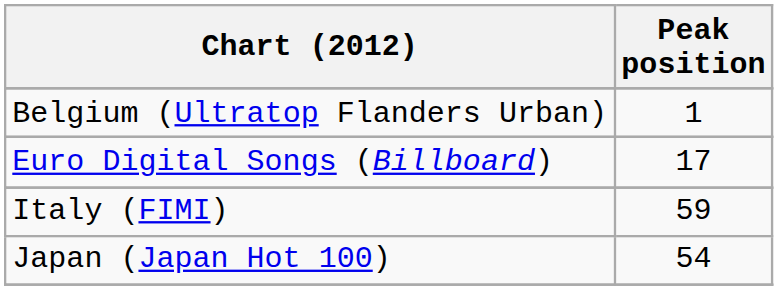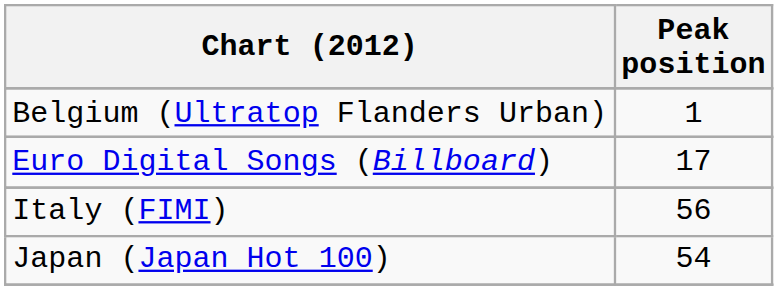(693, 211) 59 -> (693, 211) 56
